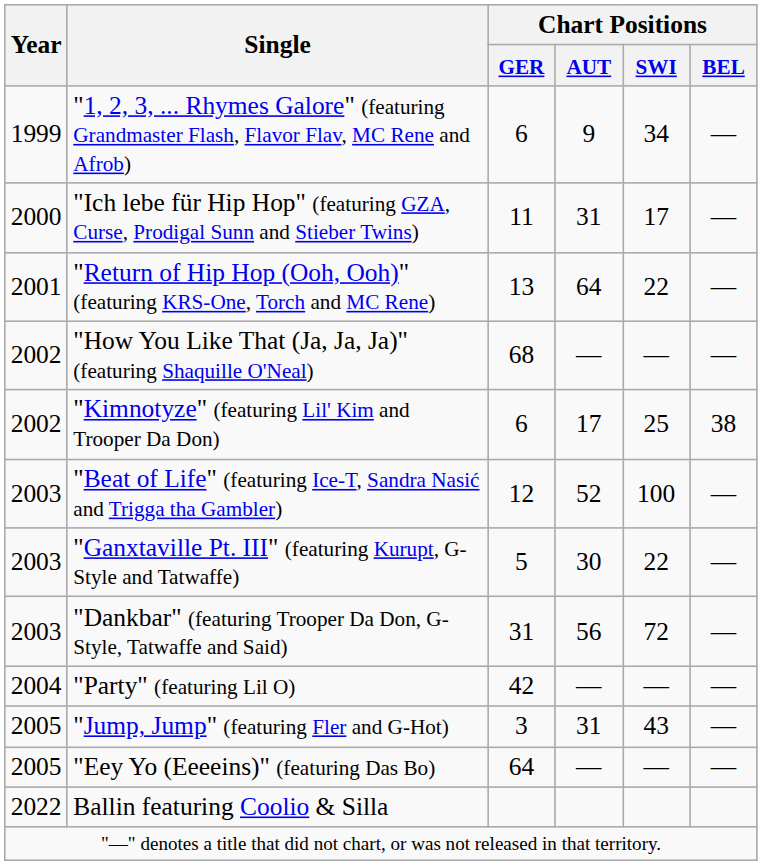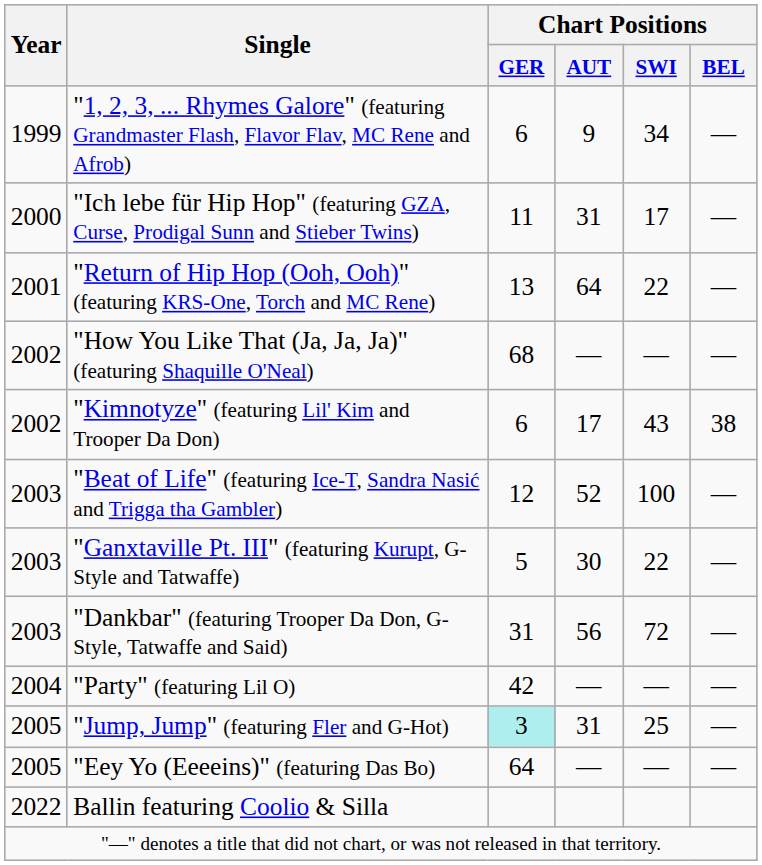(656, 424) 25 -> (656, 424) 43
(521, 726) no background -> (521, 726) paleturquoise background
(656, 726) 43 -> (656, 726) 25
